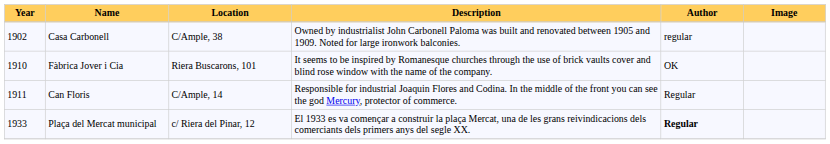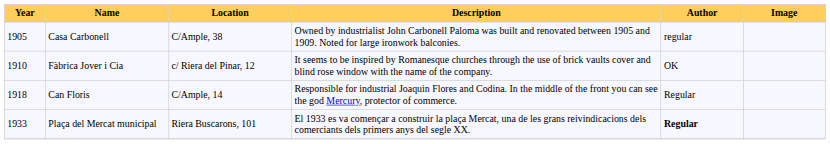(17, 36) 1902 -> (17, 36) 1905
(214, 65) Riera Buscarons, 101 -> (213, 65) c/ Riera del Pinar, 12
(17, 95) 1911 -> (17, 95) 1918
(213, 124) c/ Riera del Pinar, 12 -> (214, 124) Riera Buscarons, 101
